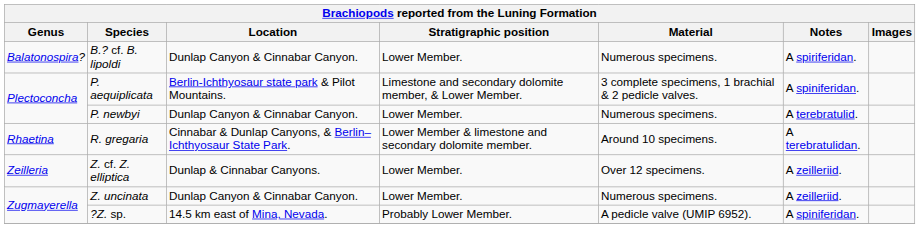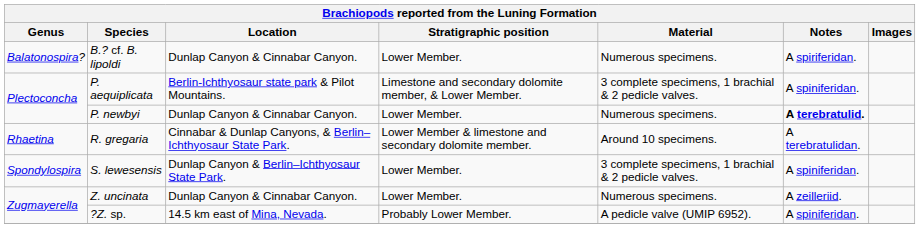(822, 114) normal -> (825, 114) bold
+ row: (126, 170)
- row: (110, 170)
